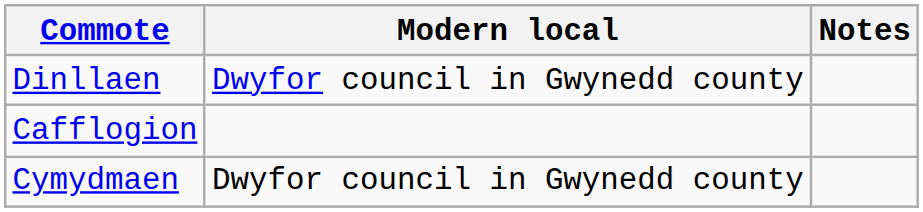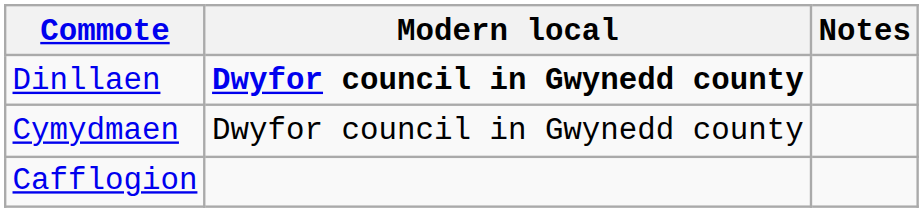(508, 81) normal -> (508, 81) bold
rows swapped: (96, 181) <-> (105, 131)
